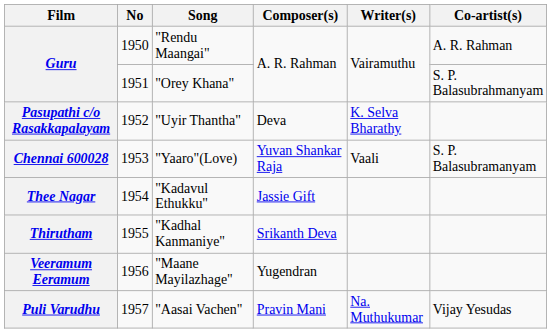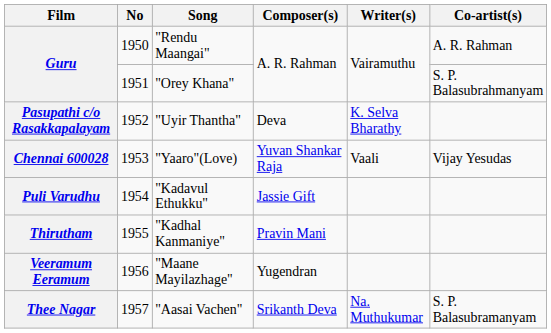(484, 158) S. P. Balasubramanyam -> (472, 158) Vijay Yesudas
(61, 196) Thee Nagar -> (61, 196) Puli Varudhu
(297, 234) Srikanth Deva -> (291, 234) Pravin Mani
(61, 309) Puli Varudhu -> (61, 309) Thee Nagar
(291, 309) Pravin Mani -> (297, 309) Srikanth Deva
(472, 309) Vijay Yesudas -> (484, 309) S. P. Balasubramanyam
